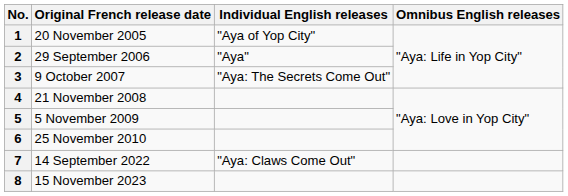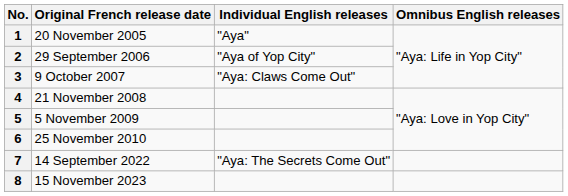(266, 35) "Aya of Yop City" -> (233, 35) "Aya"
(233, 56) "Aya" -> (266, 56) "Aya of Yop City"
(304, 77) "Aya: The Secrets Come Out" -> (286, 77) "Aya: Claws Come Out"
(286, 160) "Aya: Claws Come Out" -> (304, 160) "Aya: The Secrets Come Out"
